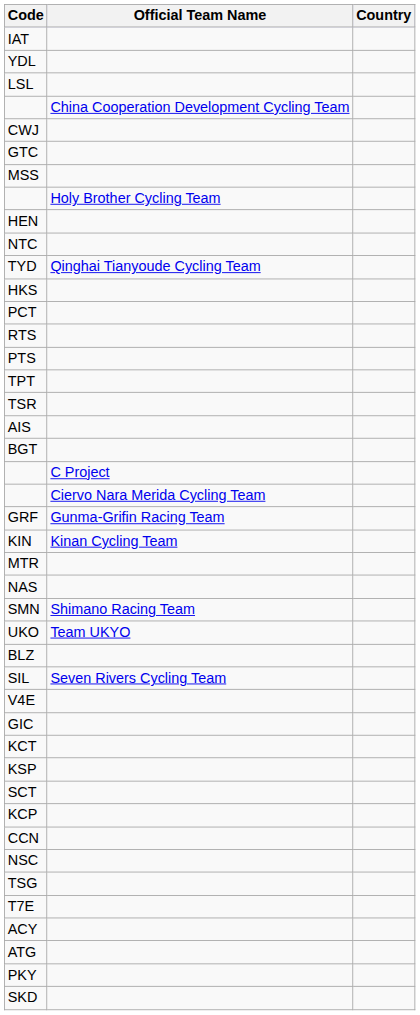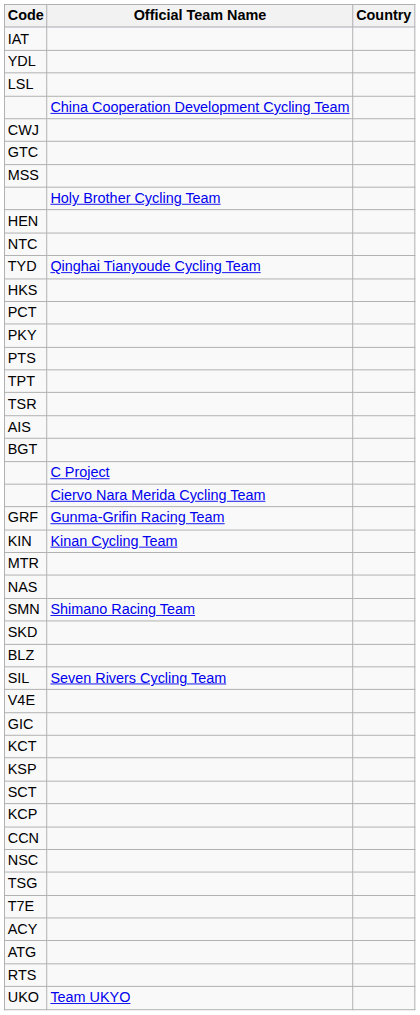rows swapped: (22, 975) <-> (22, 335)
rows swapped: (23, 632) <-> (23, 997)
